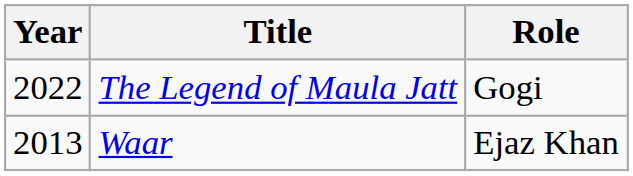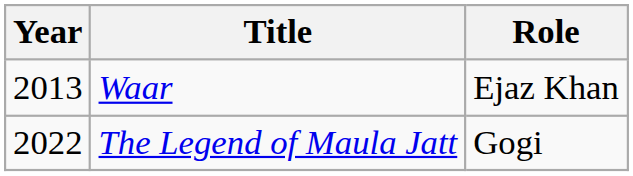rows swapped: (136, 142) <-> (278, 87)
